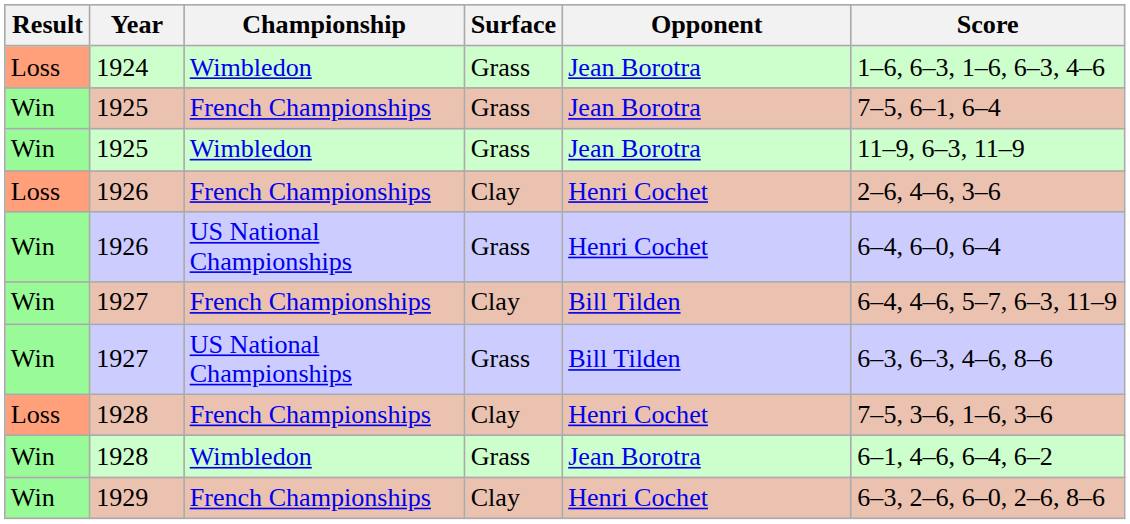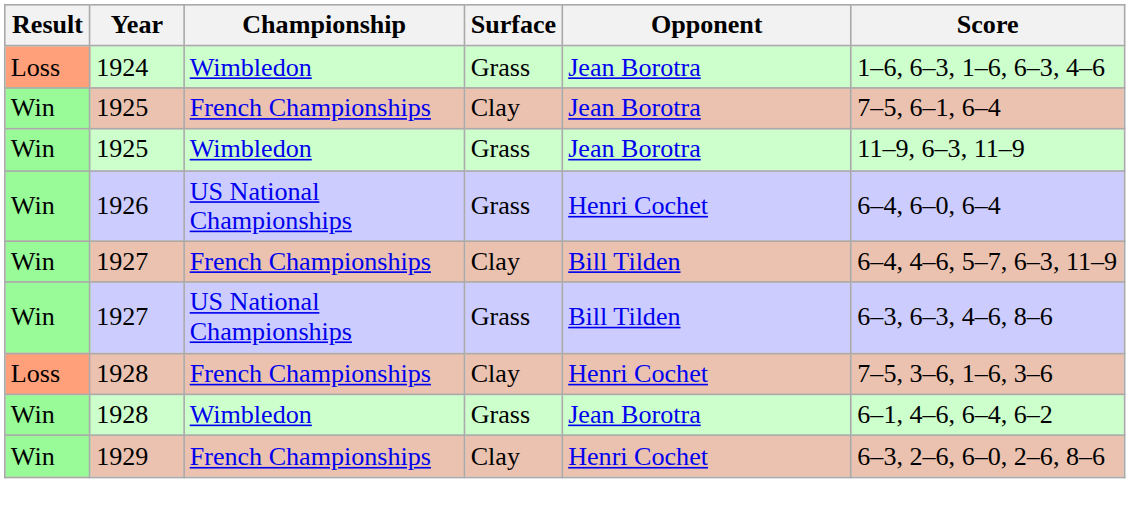(500, 107) Grass -> (495, 107) Clay
- row: (122, 190)
